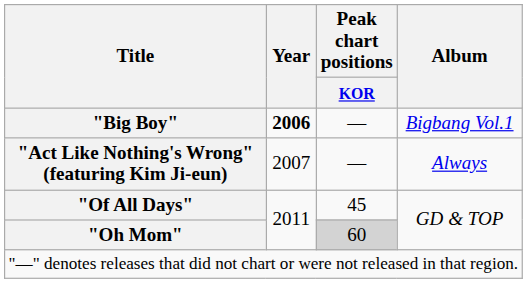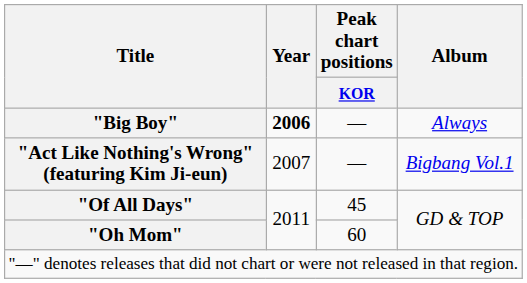(460, 122) Bigbang Vol.1 -> (460, 122) Always
(460, 163) Always -> (460, 163) Bigbang Vol.1
(357, 234) lightgrey background -> (357, 234) no background
